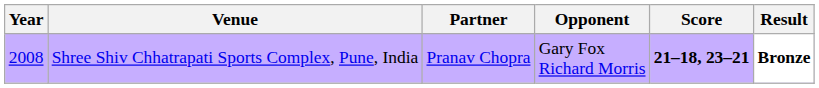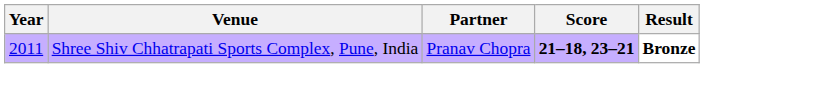- column: (592, 19)
(26, 58) 2008 -> (26, 47) 2011
